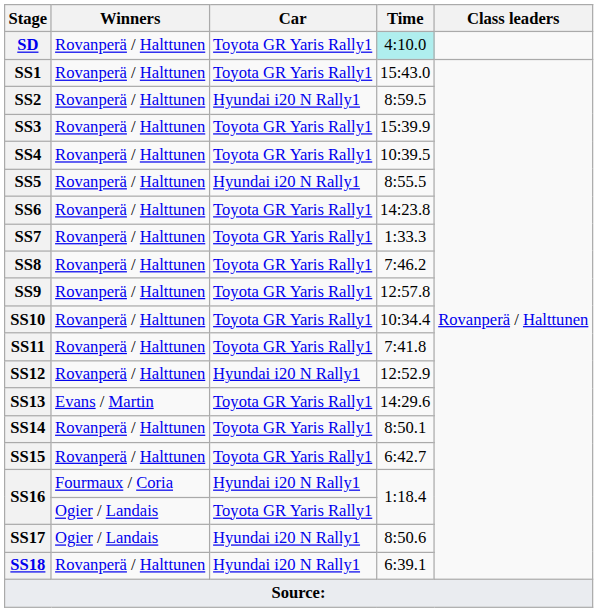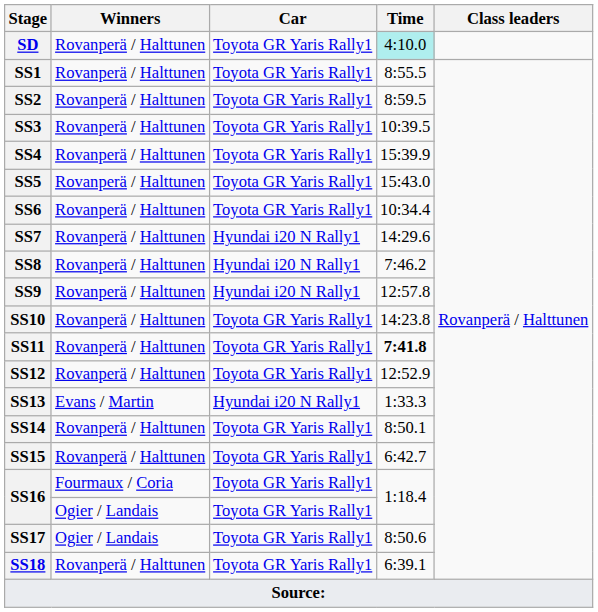(405, 72) 15:43.0 -> (405, 72) 8:55.5
(287, 99) Hyundai i20 N Rally1 -> (293, 99) Toyota GR Yaris Rally1
(405, 127) 15:39.9 -> (405, 127) 10:39.5
(405, 154) 10:39.5 -> (405, 154) 15:39.9
(287, 182) Hyundai i20 N Rally1 -> (293, 182) Toyota GR Yaris Rally1
(405, 182) 8:55.5 -> (405, 182) 15:43.0
(405, 209) 14:23.8 -> (405, 209) 10:34.4
(293, 236) Toyota GR Yaris Rally1 -> (287, 236) Hyundai i20 N Rally1
(405, 236) 1:33.3 -> (405, 236) 14:29.6
(293, 264) Toyota GR Yaris Rally1 -> (287, 264) Hyundai i20 N Rally1
(293, 291) Toyota GR Yaris Rally1 -> (287, 291) Hyundai i20 N Rally1
(405, 318) 10:34.4 -> (405, 318) 14:23.8
(405, 346) normal -> (405, 346) bold
(287, 373) Hyundai i20 N Rally1 -> (293, 373) Toyota GR Yaris Rally1
(293, 401) Toyota GR Yaris Rally1 -> (287, 401) Hyundai i20 N Rally1
(405, 401) 14:29.6 -> (405, 401) 1:33.3
(287, 483) Hyundai i20 N Rally1 -> (293, 483) Toyota GR Yaris Rally1
(287, 537) Hyundai i20 N Rally1 -> (293, 537) Toyota GR Yaris Rally1
(287, 565) Hyundai i20 N Rally1 -> (293, 565) Toyota GR Yaris Rally1
